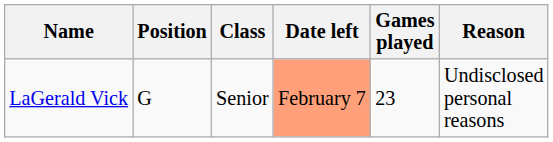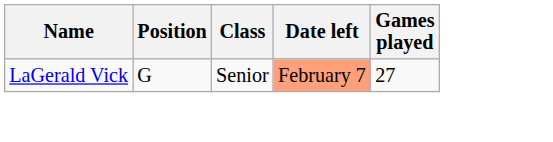- column: (494, 31)
(385, 97) 23 -> (385, 75) 27
